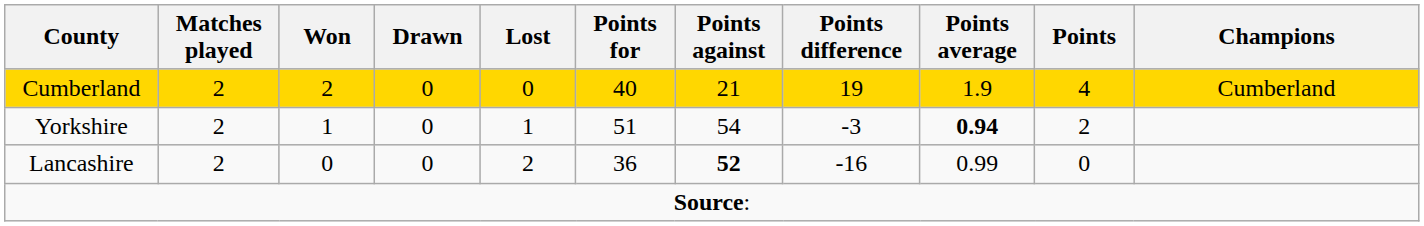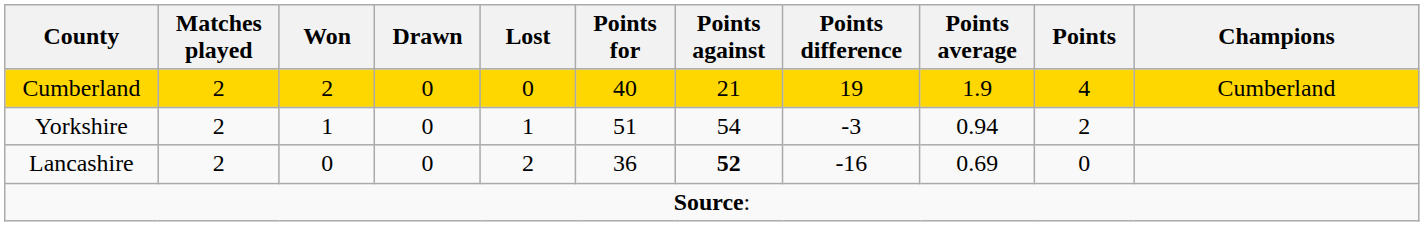(977, 125) bold -> (977, 125) normal
(977, 163) 0.99 -> (977, 163) 0.69
